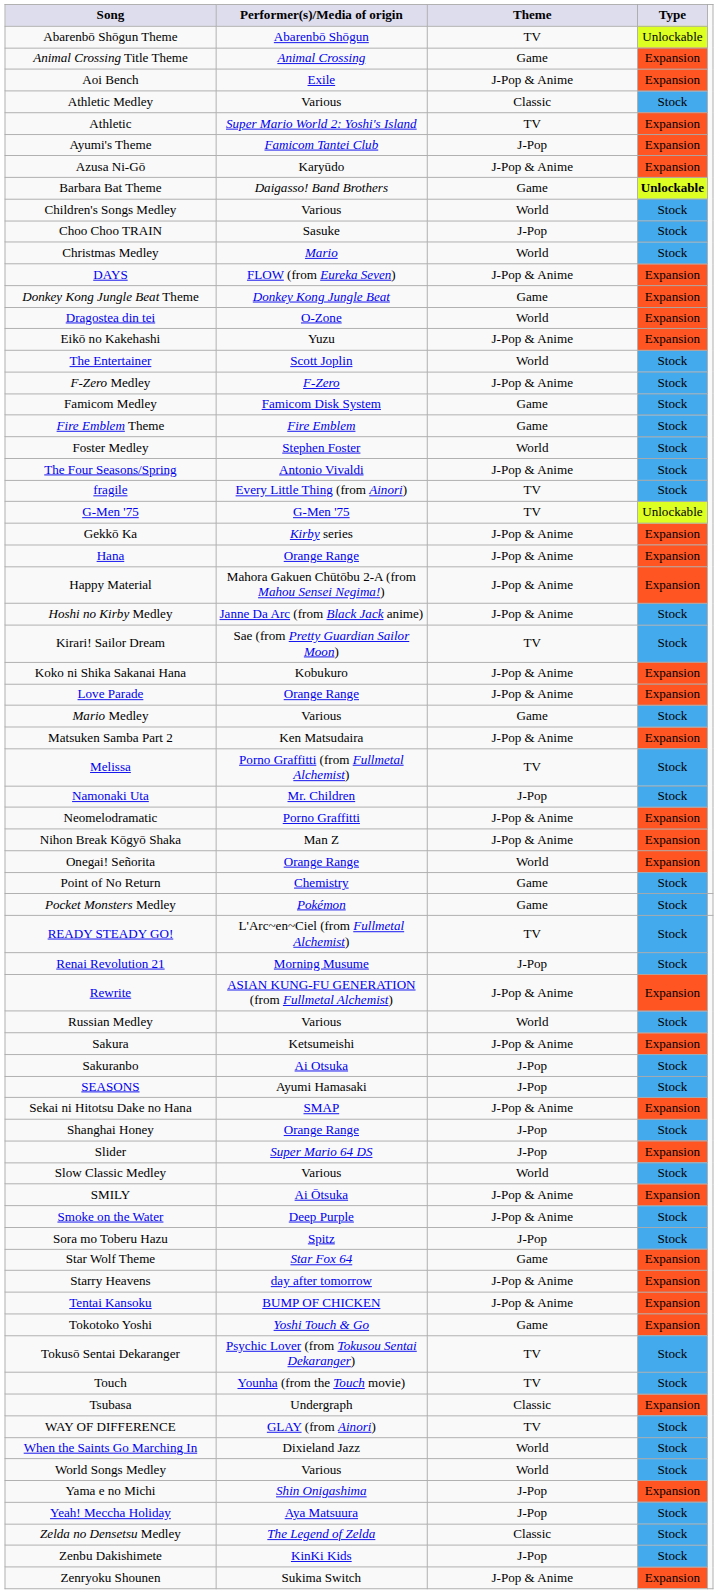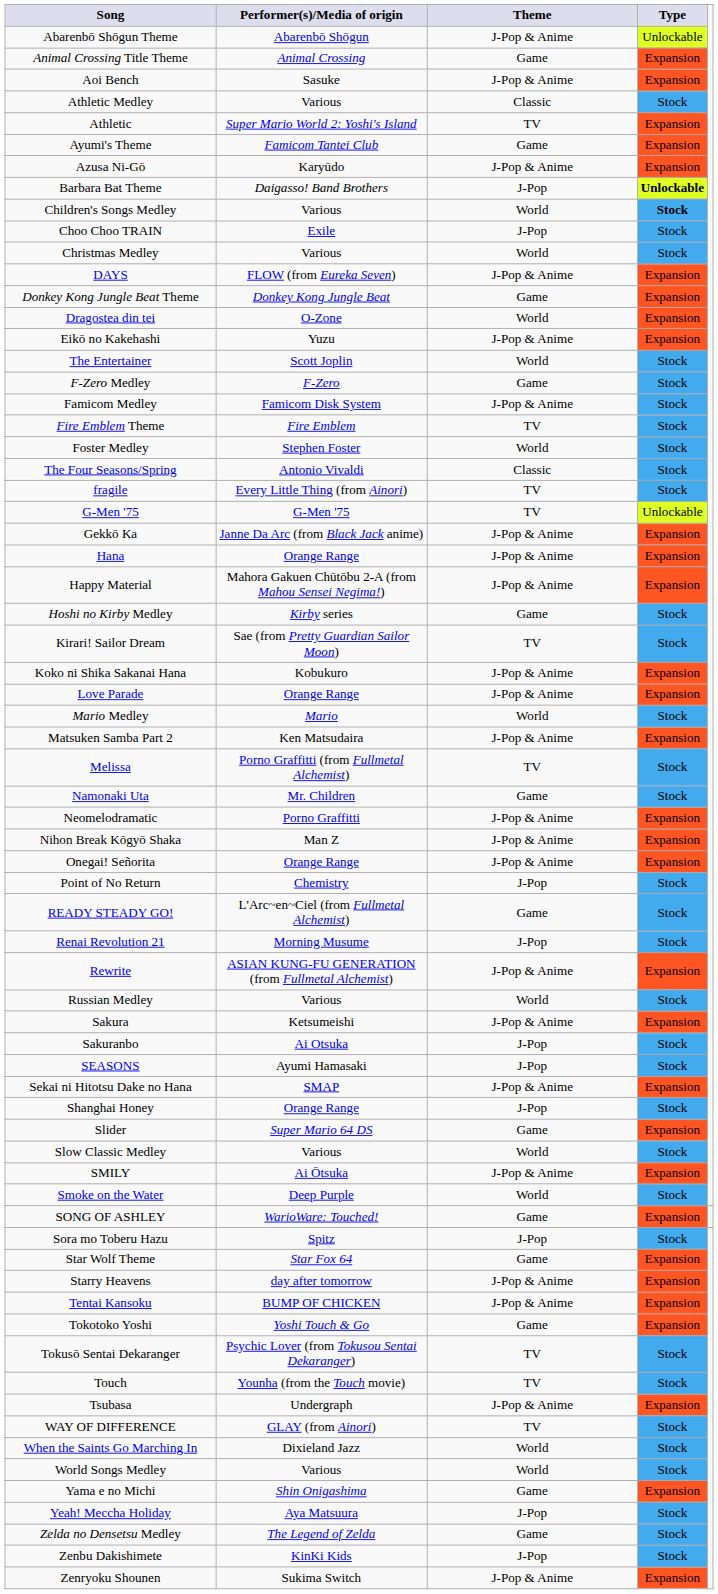(532, 36) TV -> (532, 36) J-Pop & Anime
(321, 80) Exile -> (321, 80) Sasuke
(532, 144) J-Pop -> (532, 144) Game
(532, 188) Game -> (532, 188) J-Pop
(672, 209) normal -> (672, 209) bold
(321, 231) Sasuke -> (321, 231) Exile
(321, 253) Mario -> (321, 253) Various
(532, 382) J-Pop & Anime -> (532, 382) Game
(532, 404) Game -> (532, 404) J-Pop & Anime
(532, 425) Game -> (532, 425) TV
(532, 469) J-Pop & Anime -> (532, 469) Classic
(321, 534) Kirby series -> (321, 534) Janne Da Arc (from Black Jack anime)
(321, 614) Janne Da Arc (from Black Jack anime) -> (321, 614) Kirby series
(532, 614) J-Pop & Anime -> (532, 614) Game
(321, 716) Various -> (321, 716) Mario
(532, 716) Game -> (532, 716) World
(532, 796) J-Pop -> (532, 796) Game
(532, 861) World -> (532, 861) J-Pop & Anime
(532, 882) Game -> (532, 882) J-Pop
- row: (110, 904)
(532, 933) TV -> (532, 912) Game
(532, 1151) J-Pop -> (532, 1130) Game
(532, 1216) J-Pop & Anime -> (532, 1194) World
+ row: (110, 1216)
(532, 1404) Classic -> (532, 1404) J-Pop & Anime
(532, 1491) J-Pop -> (532, 1491) Game
(532, 1534) Classic -> (532, 1534) Game
